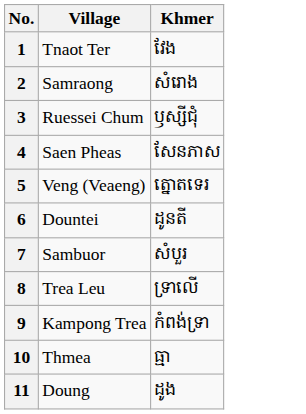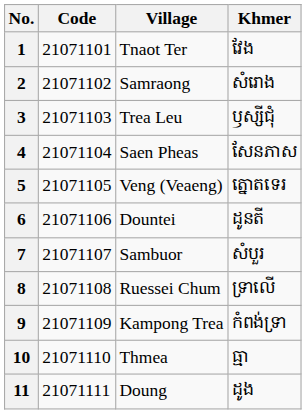+ column: (77, 18)
(93, 117) Ruessei Chum -> (151, 117) Trea Leu
(74, 288) Trea Leu -> (170, 288) Ruessei Chum
